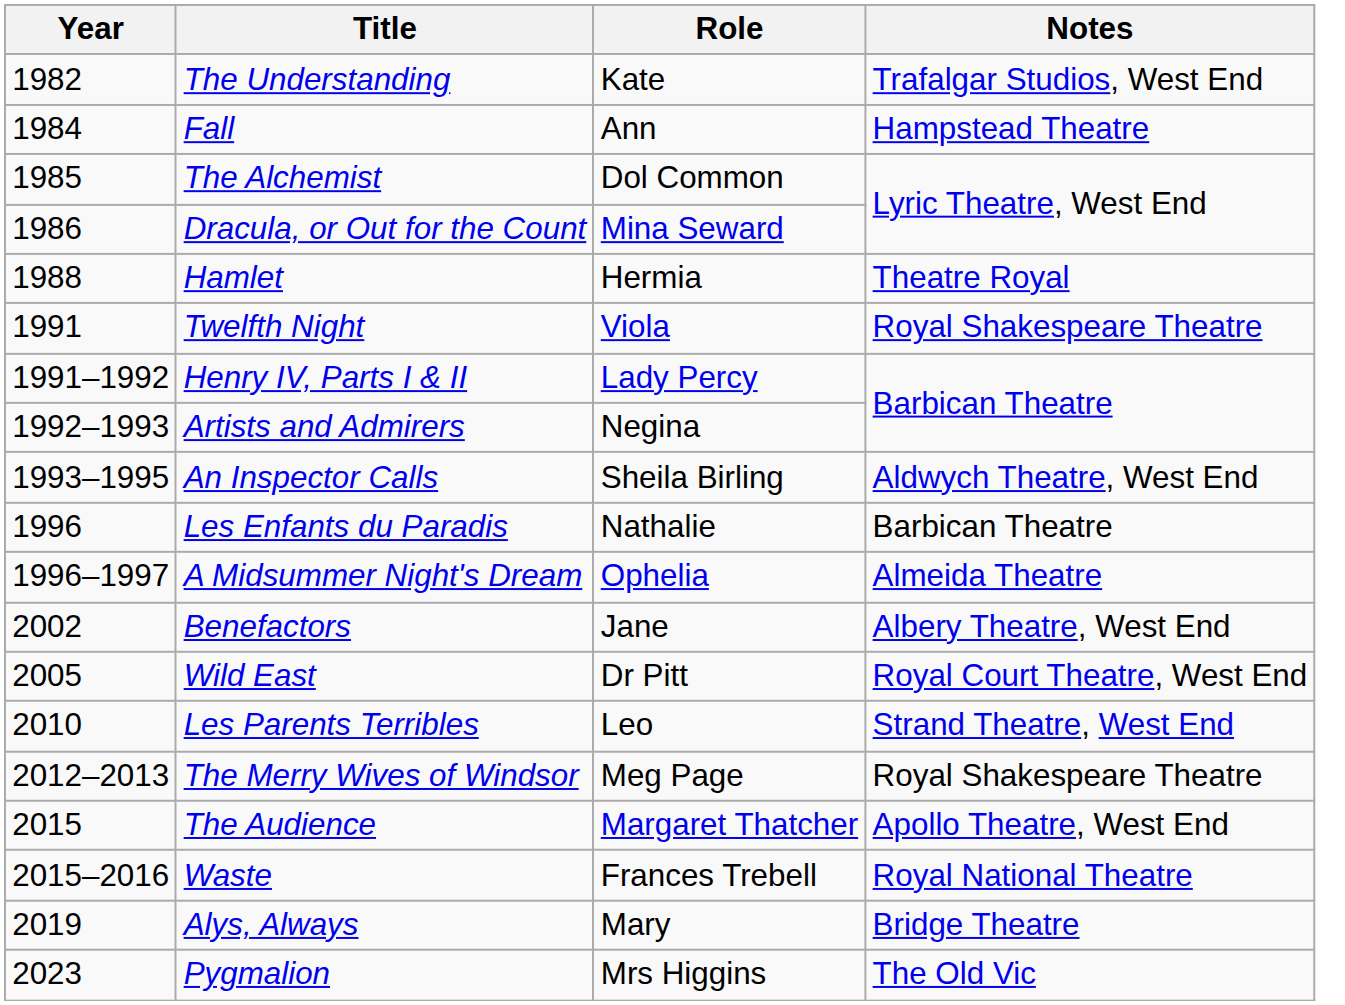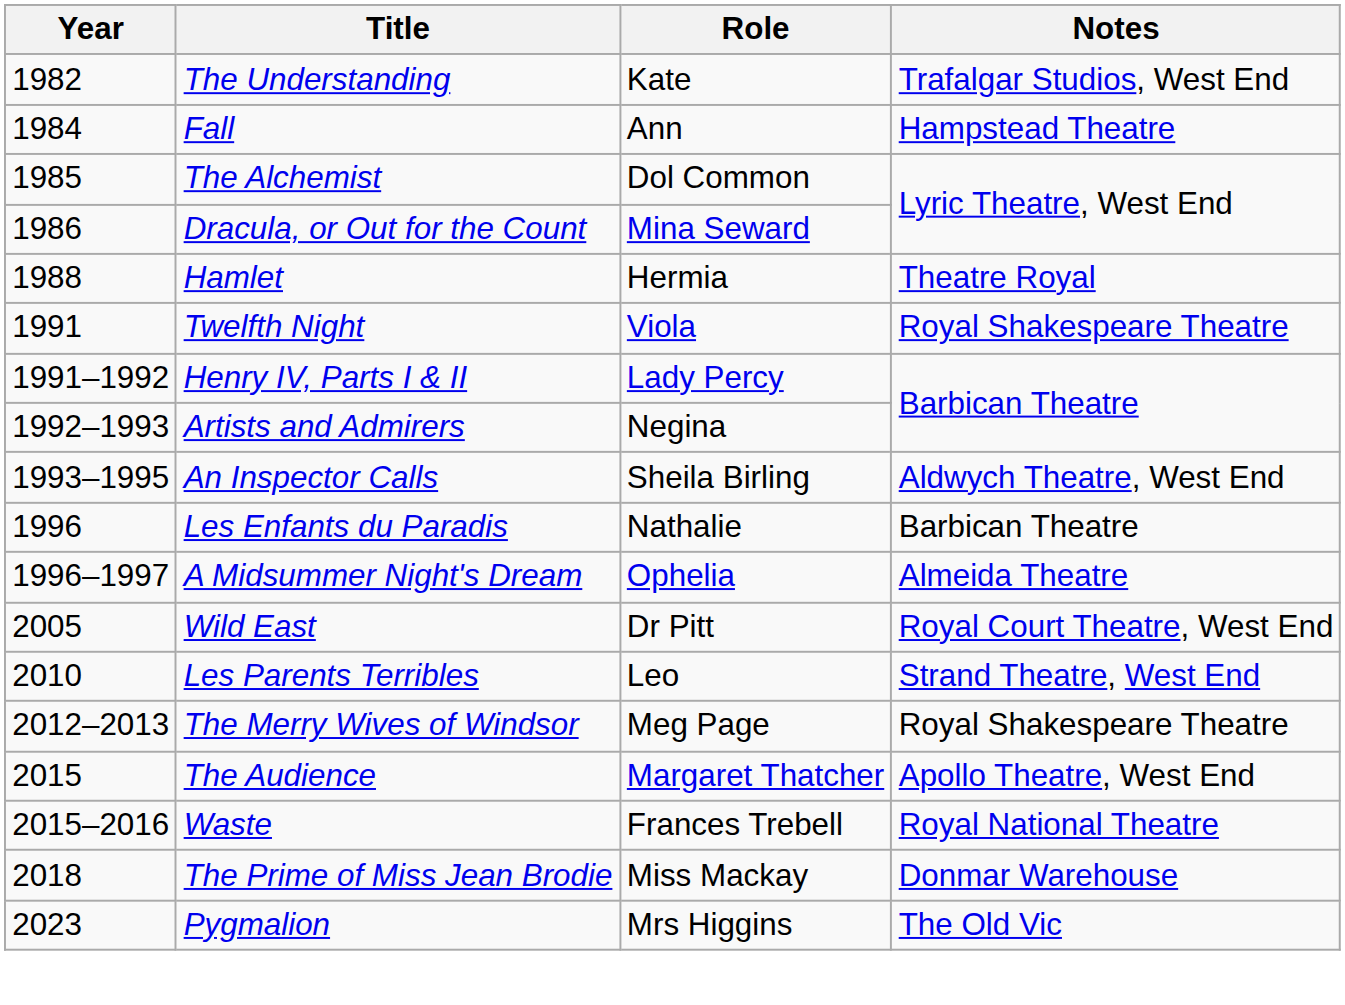- row: (267, 626)
+ row: (398, 874)
- row: (271, 924)
